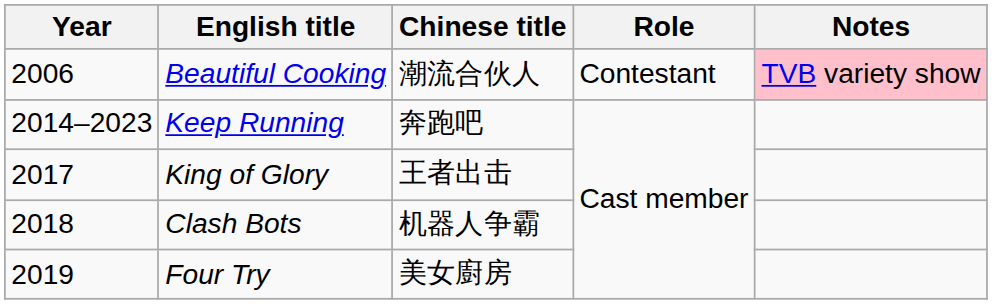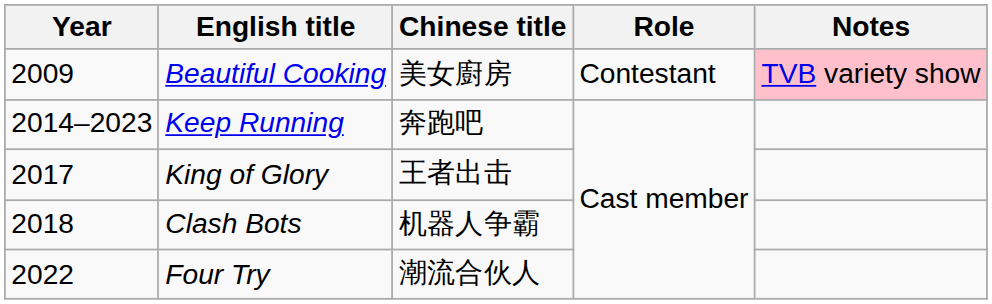(43, 74) 2006 -> (43, 74) 2009
(469, 73) 潮流合伙人 -> (455, 73) 美女廚房
(43, 273) 2019 -> (43, 273) 2022
(455, 273) 美女廚房 -> (469, 273) 潮流合伙人
